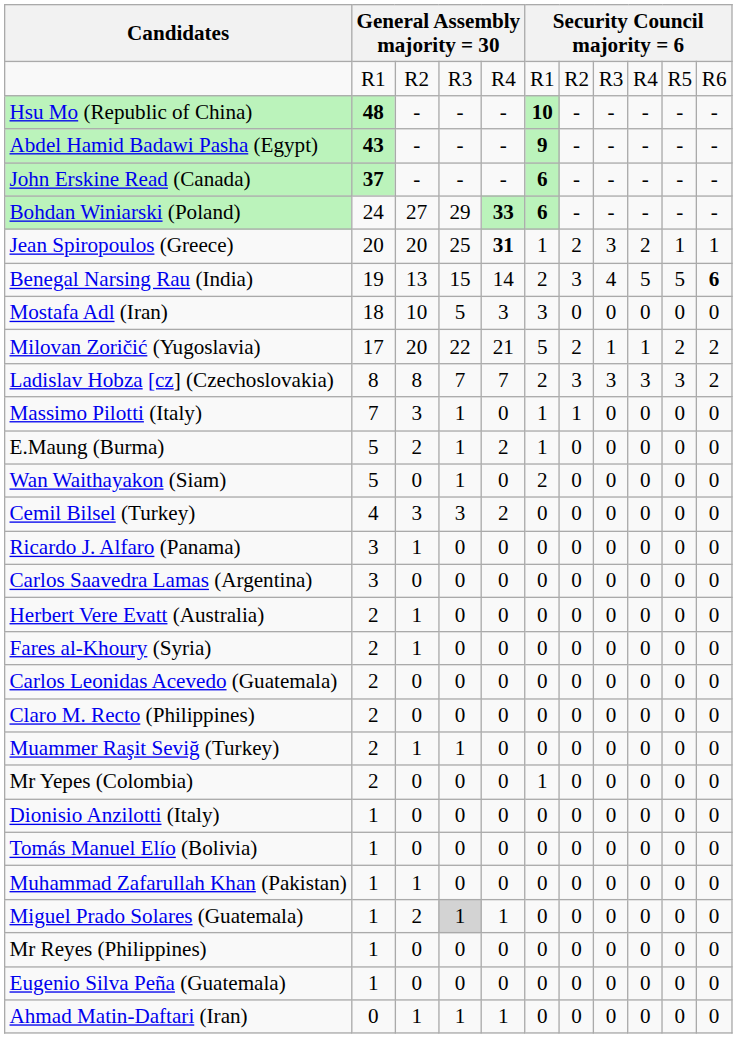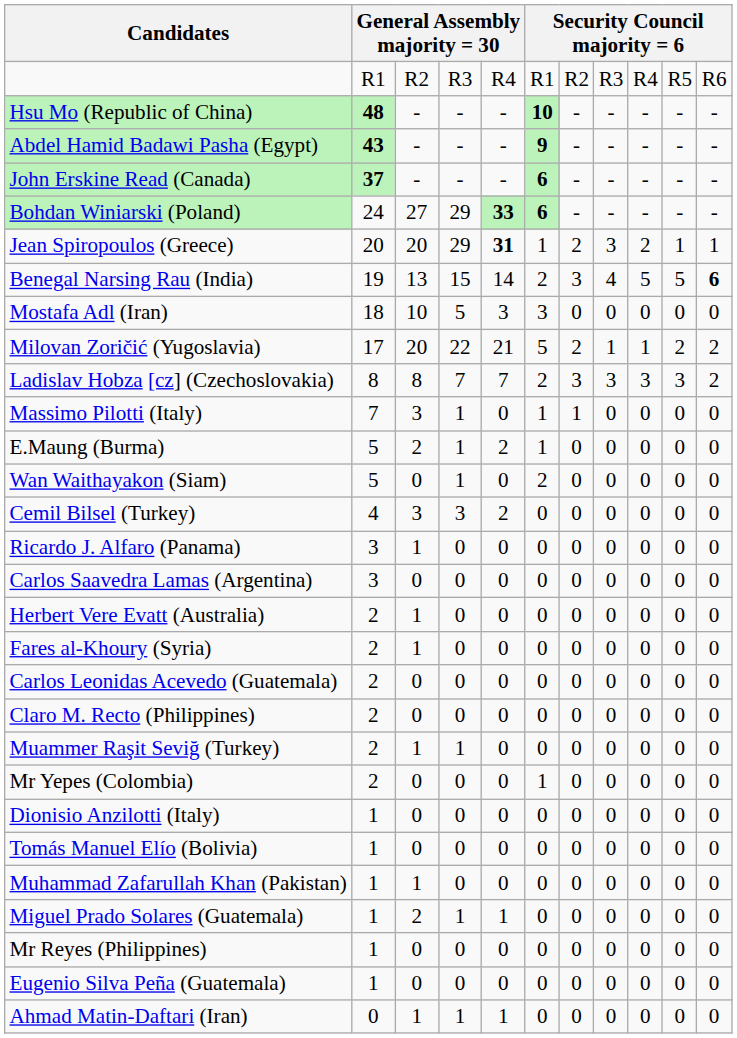(460, 245) 25 -> (460, 245) 29
(460, 915) lightgrey background -> (460, 915) no background
